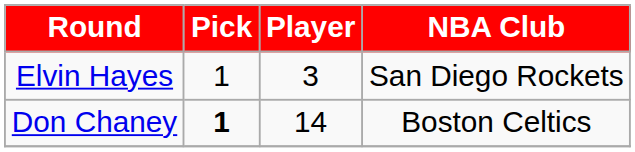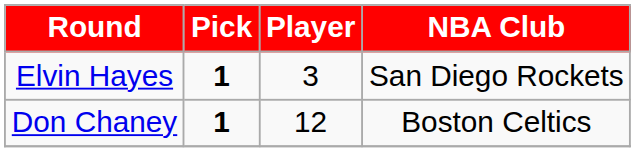(222, 75) normal -> (222, 75) bold
(311, 122) 14 -> (311, 122) 12
